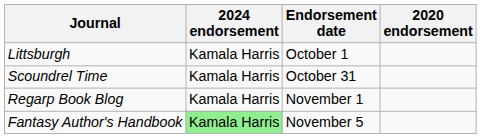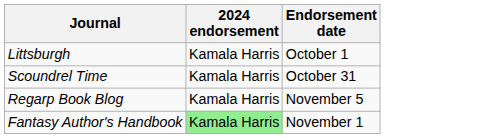- column: (428, 23)
(325, 99) November 1 -> (325, 99) November 5
(325, 122) November 5 -> (325, 122) November 1
